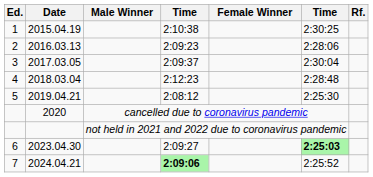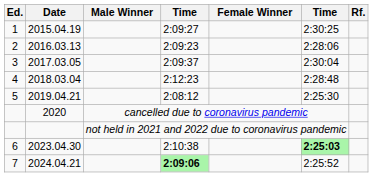(181, 29) 2:10:38 -> (181, 29) 2:09:27
(181, 146) 2:09:27 -> (181, 146) 2:10:38
